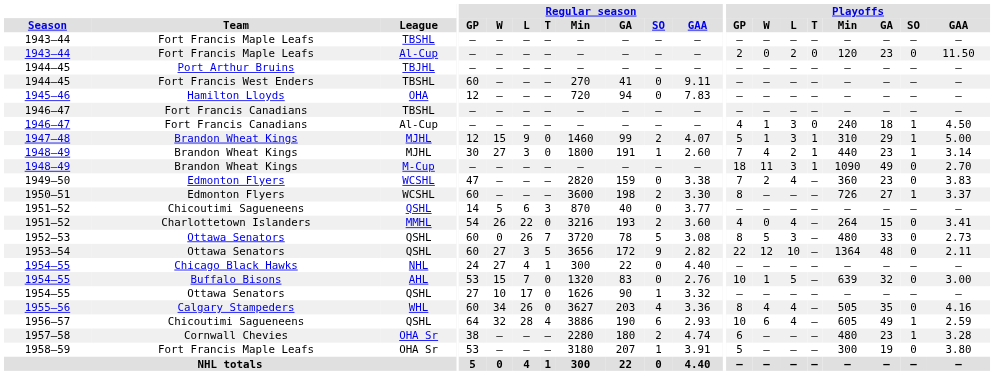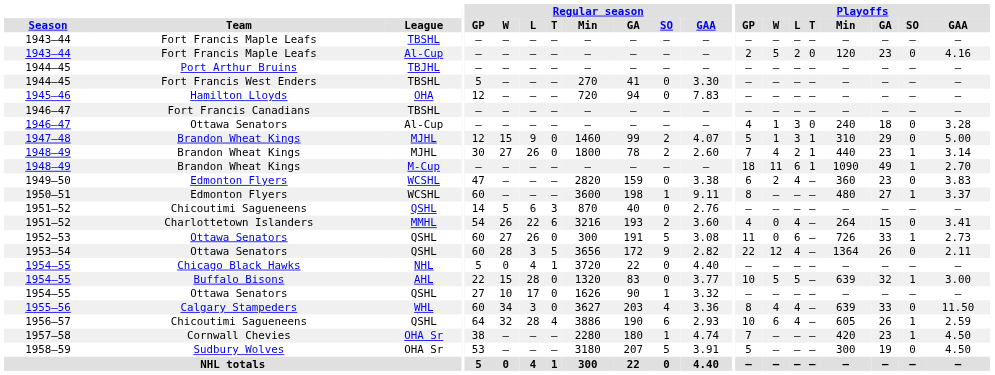(767, 53) 0 -> (776, 53) 5
(959, 53) 11.50 -> (958, 53) 4.16
(473, 82) 60 -> (478, 82) 5
(698, 82) 9.11 -> (706, 82) 3.30
(236, 124) Fort Francis Canadians -> (239, 124) Ottawa Senators
(914, 124) 1 -> (913, 124) 0
(959, 124) 4.50 -> (958, 124) 3.28
(914, 138) 1 -> (913, 138) 0
(527, 152) 3 -> (533, 152) 26
(626, 152) 191 -> (633, 152) 78
(659, 152) 1 -> (667, 152) 2
(794, 166) 3 -> (797, 166) 6
(914, 166) 0 -> (913, 166) 1
(740, 180) 7 -> (749, 180) 6
(659, 194) 2 -> (667, 194) 1
(698, 194) 3.30 -> (706, 194) 9.11
(848, 194) 726 -> (846, 194) 480
(698, 209) 3.77 -> (706, 209) 2.76
(548, 223) 0 -> (554, 223) 6
(500, 237) 0 -> (506, 237) 27
(548, 237) 7 -> (554, 237) 0
(581, 237) 3720 -> (588, 237) 300
(626, 237) 78 -> (633, 237) 191
(740, 237) 8 -> (749, 237) 11
(767, 237) 5 -> (776, 237) 0
(794, 237) 3 -> (797, 237) 6
(848, 237) 480 -> (846, 237) 726
(914, 237) 0 -> (913, 237) 1
(500, 251) 27 -> (506, 251) 28
(794, 251) 10 -> (797, 251) 4
(887, 251) 48 -> (885, 251) 26
(473, 265) 24 -> (478, 265) 5
(500, 265) 27 -> (506, 265) 0
(581, 265) 300 -> (588, 265) 3720
(473, 279) 53 -> (478, 279) 22
(527, 279) 7 -> (533, 279) 28
(698, 279) 2.76 -> (706, 279) 3.77
(767, 279) 1 -> (776, 279) 5
(914, 279) 0 -> (913, 279) 1
(527, 307) 26 -> (533, 307) 3
(848, 307) 505 -> (846, 307) 639
(887, 307) 35 -> (885, 307) 33
(959, 307) 4.16 -> (958, 307) 11.50
(887, 321) 49 -> (885, 321) 26
(659, 336) 2 -> (667, 336) 1
(740, 336) 6 -> (749, 336) 7
(848, 336) 480 -> (846, 336) 420
(959, 336) 3.28 -> (958, 336) 4.50
(236, 350) Fort Francis Maple Leafs -> (239, 350) Sudbury Wolves
(659, 350) 1 -> (667, 350) 5
(959, 350) 3.80 -> (958, 350) 4.50
